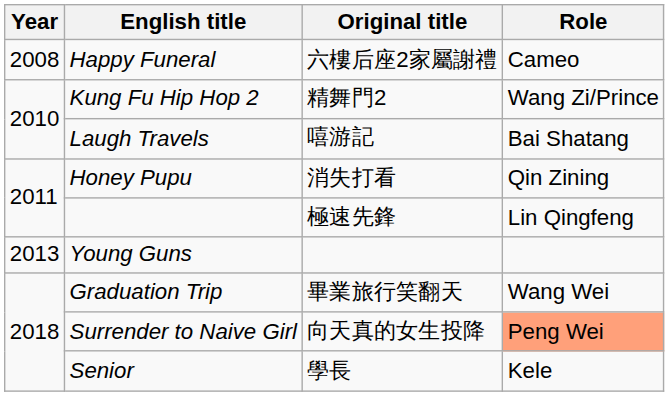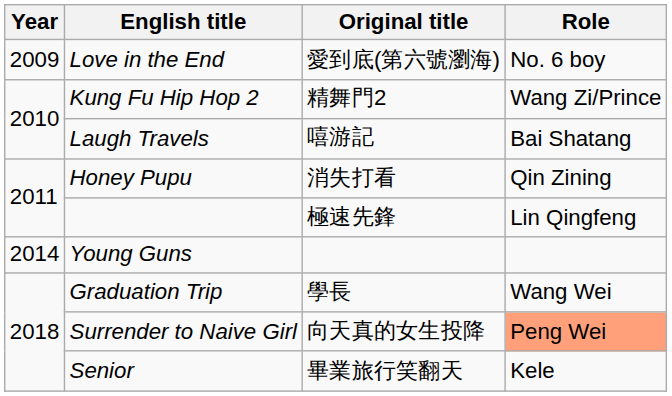- row: (142, 59)
+ row: (147, 59)
(35, 254) 2013 -> (35, 254) 2014
(385, 291) 畢業旅行笑翻天 -> (329, 291) 學長
(329, 370) 學長 -> (385, 370) 畢業旅行笑翻天
